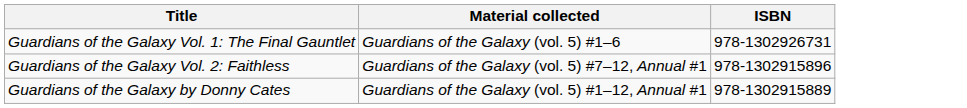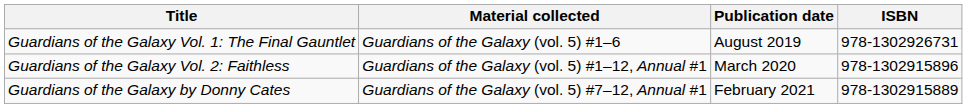+ column: (774, 16)
(535, 66) Guardians of the Galaxy (vol. 5) #7–12, Annual #1 -> (535, 66) Guardians of the Galaxy (vol. 5) #1–12, Annual #1
(535, 90) Guardians of the Galaxy (vol. 5) #1–12, Annual #1 -> (535, 90) Guardians of the Galaxy (vol. 5) #7–12, Annual #1
